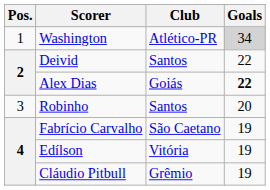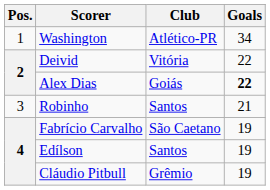(245, 38) lightgrey background -> (245, 38) no background
(168, 60) Santos -> (169, 60) Vitória
(245, 106) 20 -> (245, 106) 21
(169, 151) Vitória -> (168, 151) Santos
